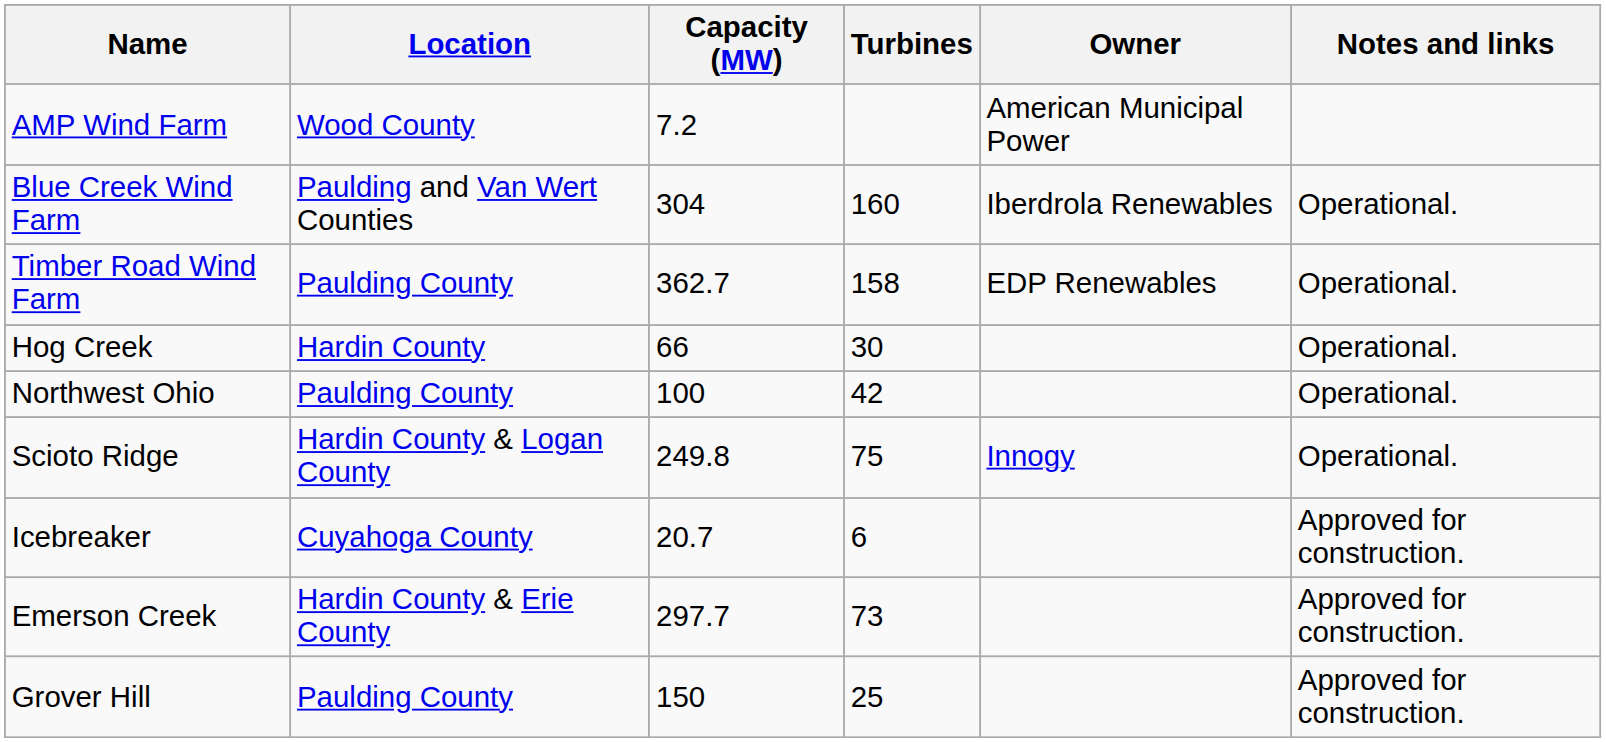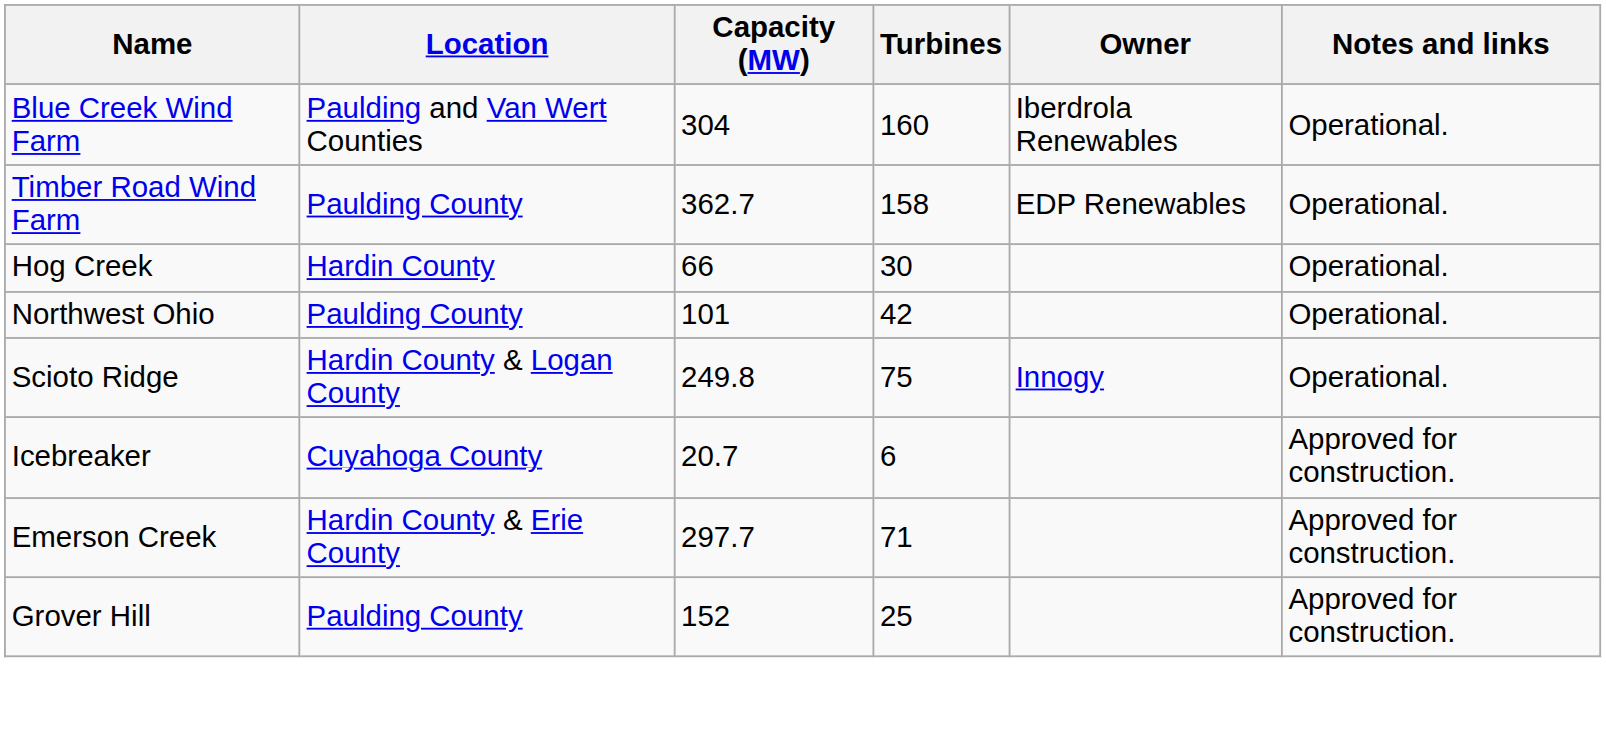- row: (119, 124)
(681, 393) 100 -> (706, 313) 101
(867, 616) 73 -> (896, 536) 71
(681, 696) 150 -> (706, 616) 152
